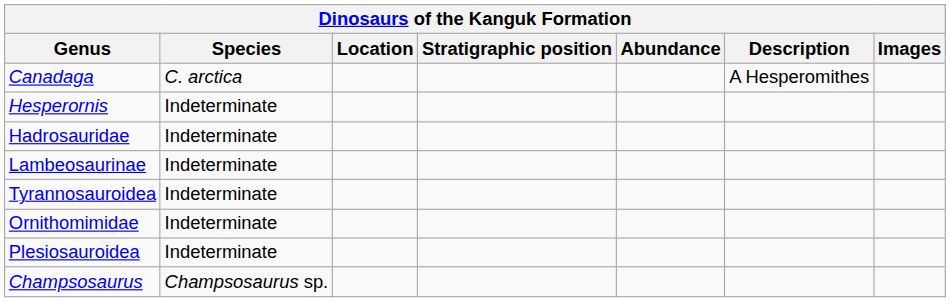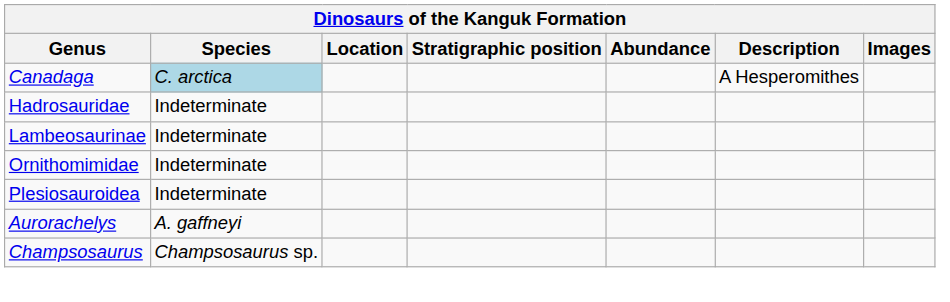(203, 77) no background -> (193, 77) lightblue background
- row: (58, 106)
- row: (82, 194)
+ row: (63, 223)
